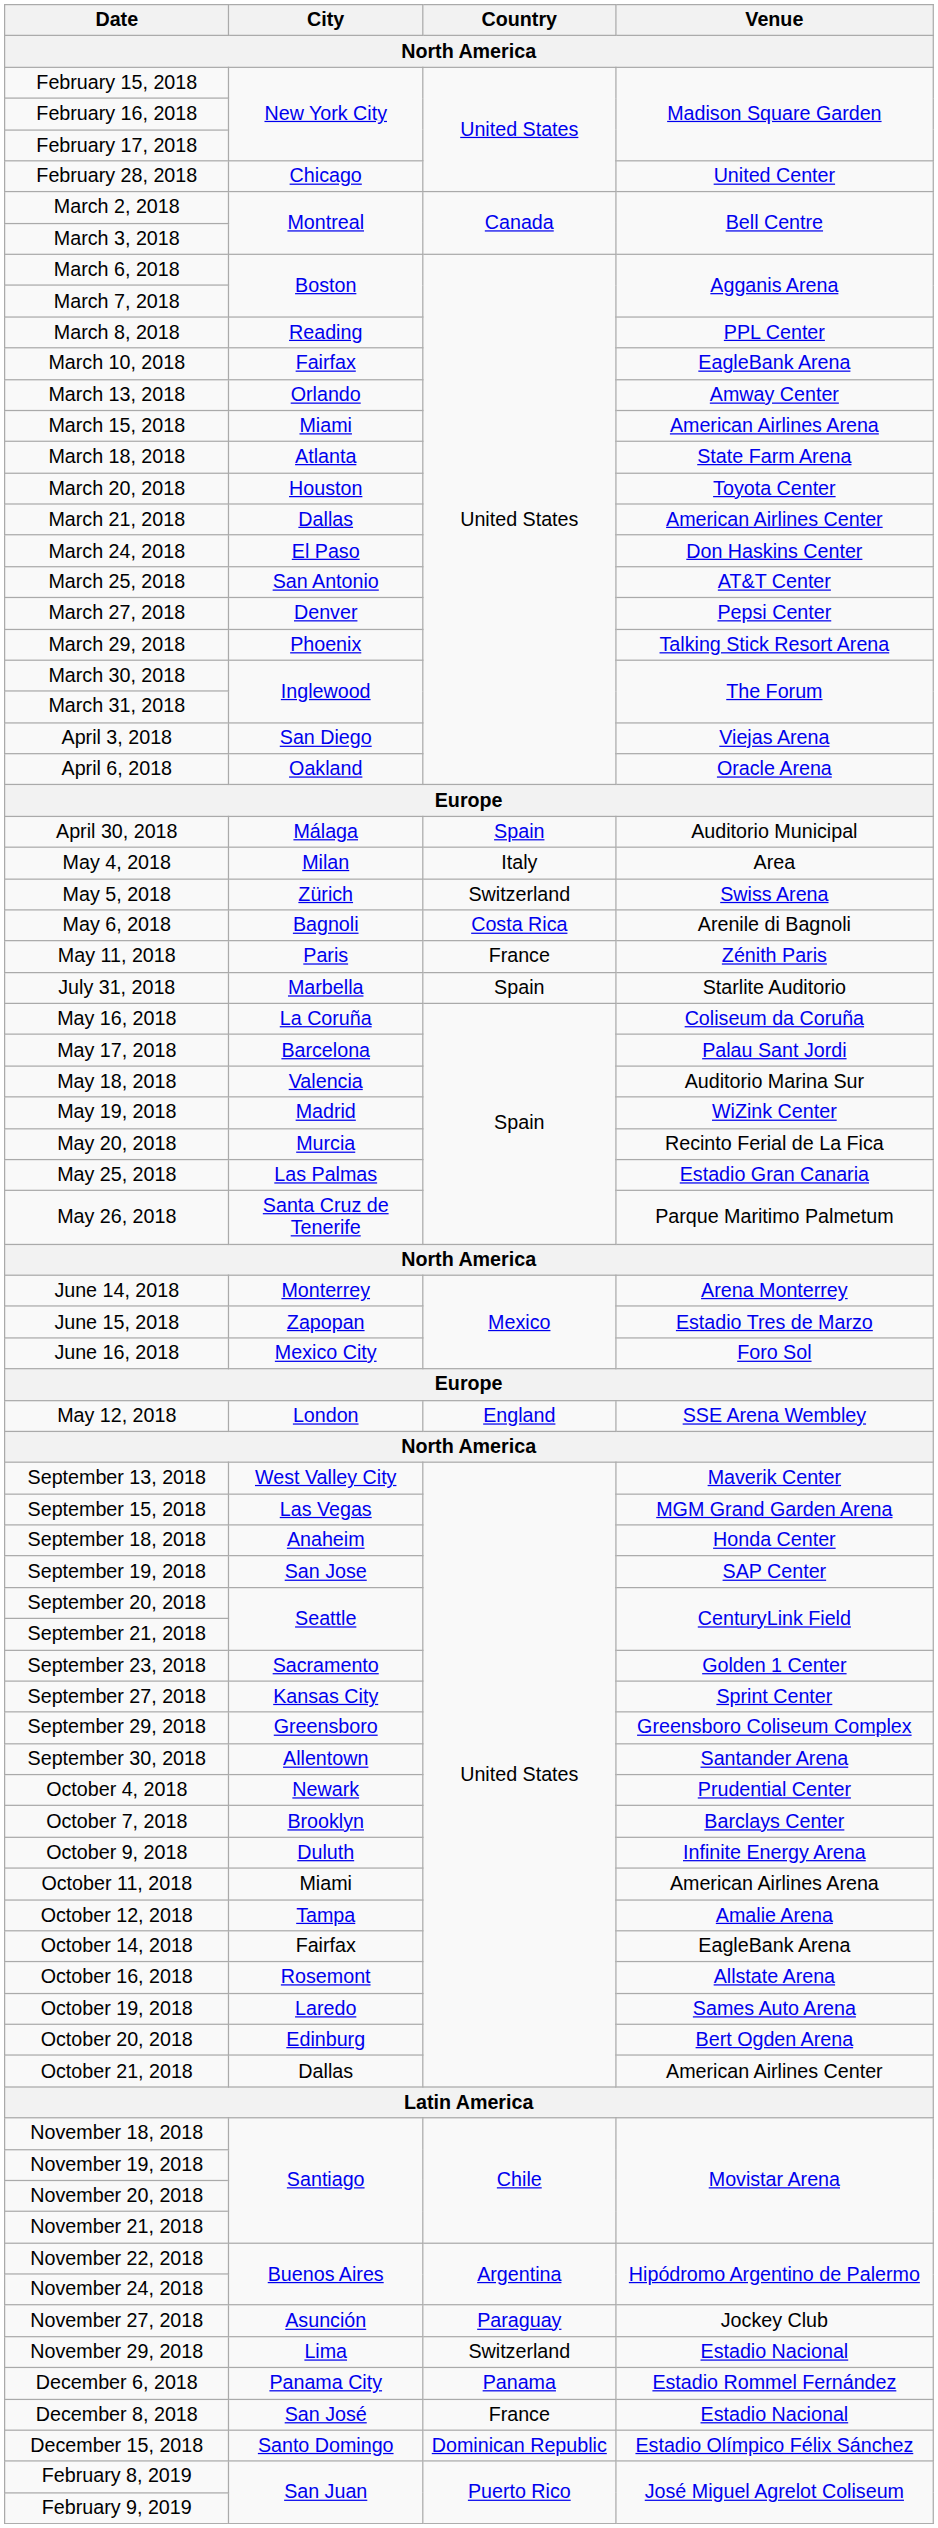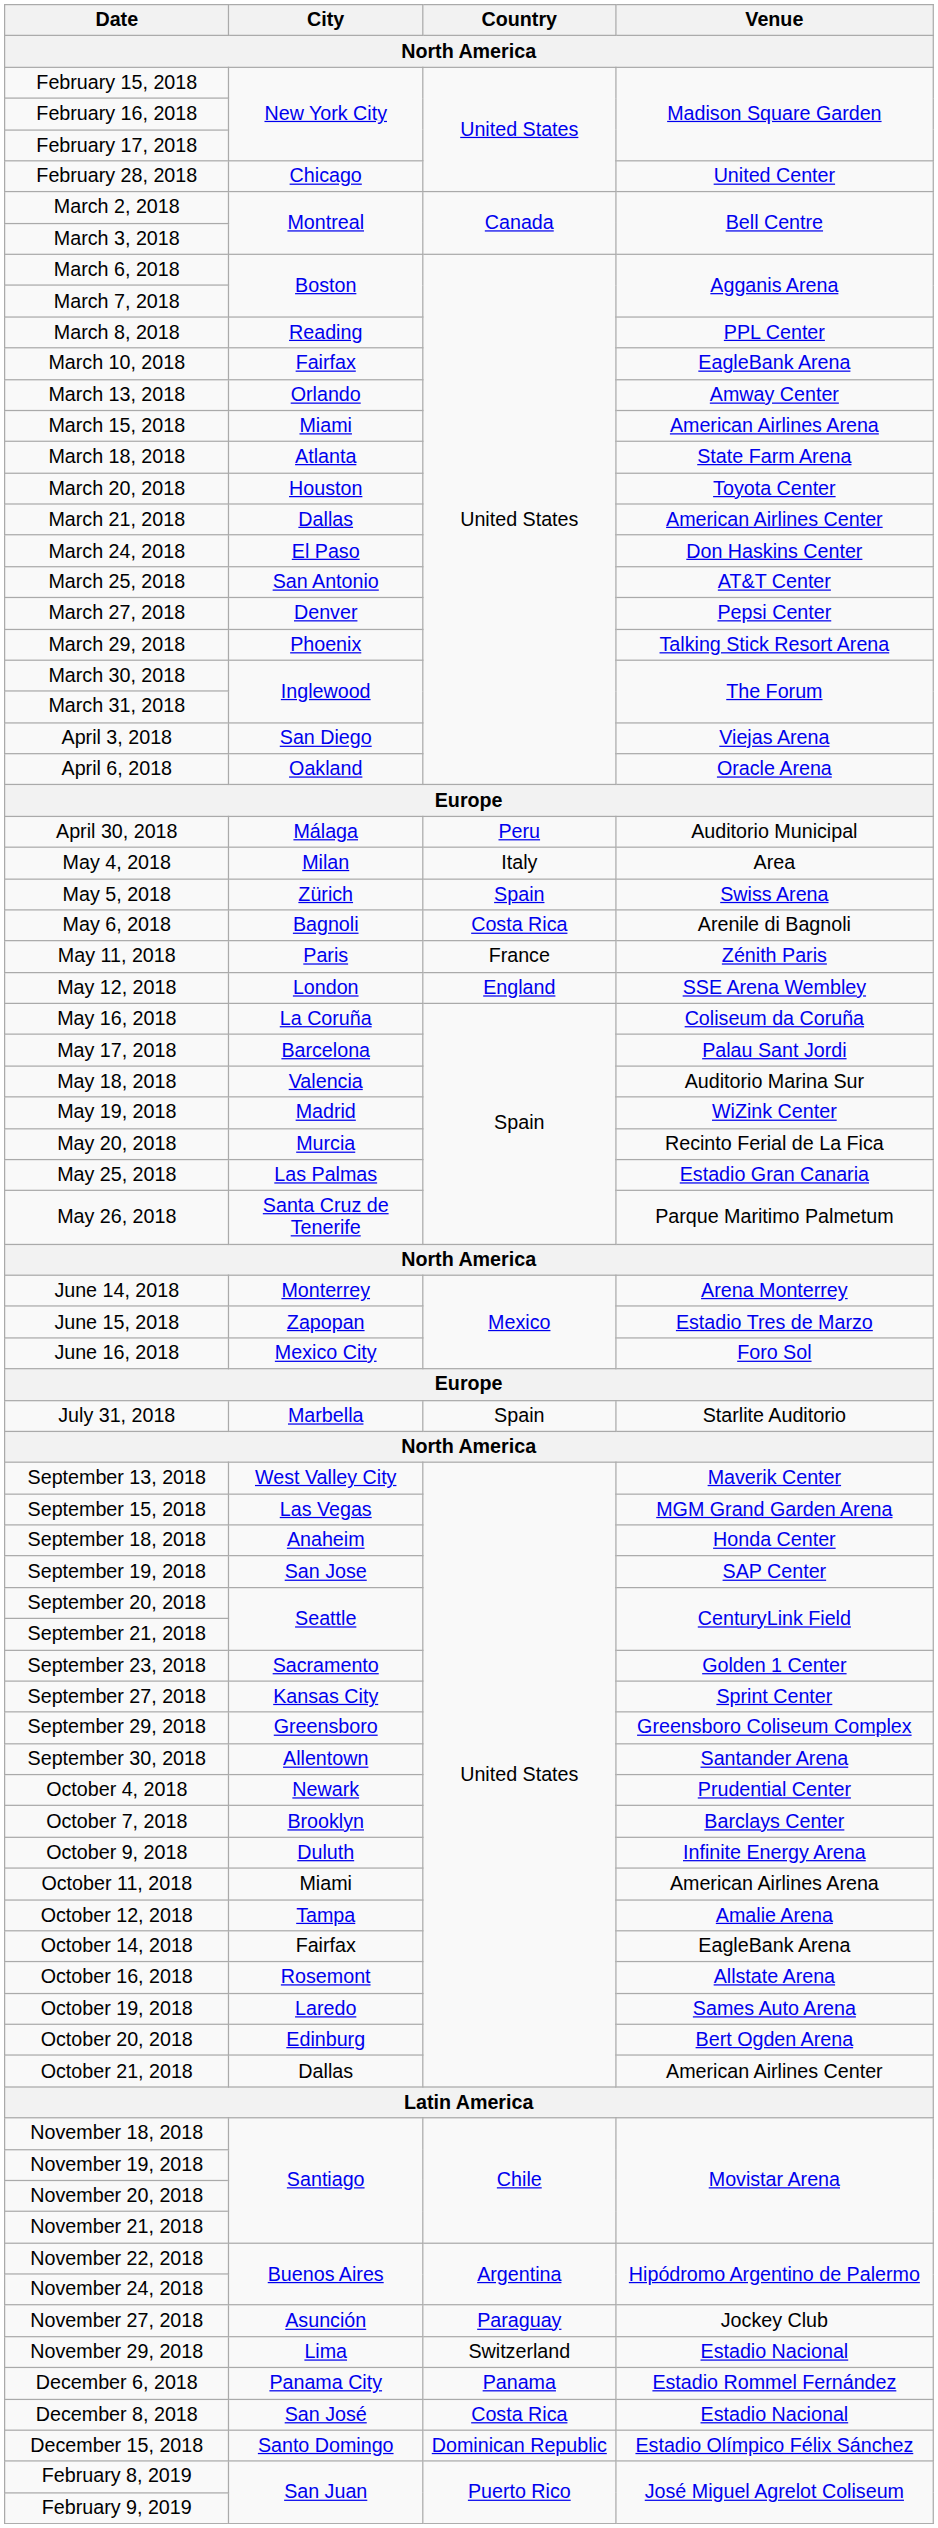(519, 831) Spain -> (519, 831) Peru
(519, 894) Switzerland -> (519, 894) Spain
rows swapped: (117, 1415) <-> (117, 987)
(519, 2414) France -> (519, 2414) Costa Rica
